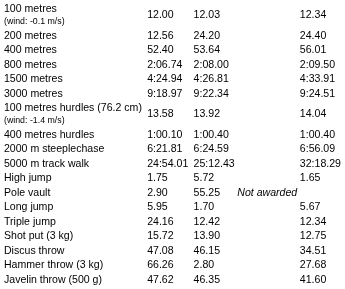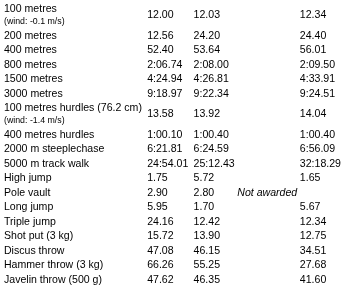(207, 192) 55.25 -> (204, 192) 2.80
(204, 265) 2.80 -> (207, 265) 55.25
